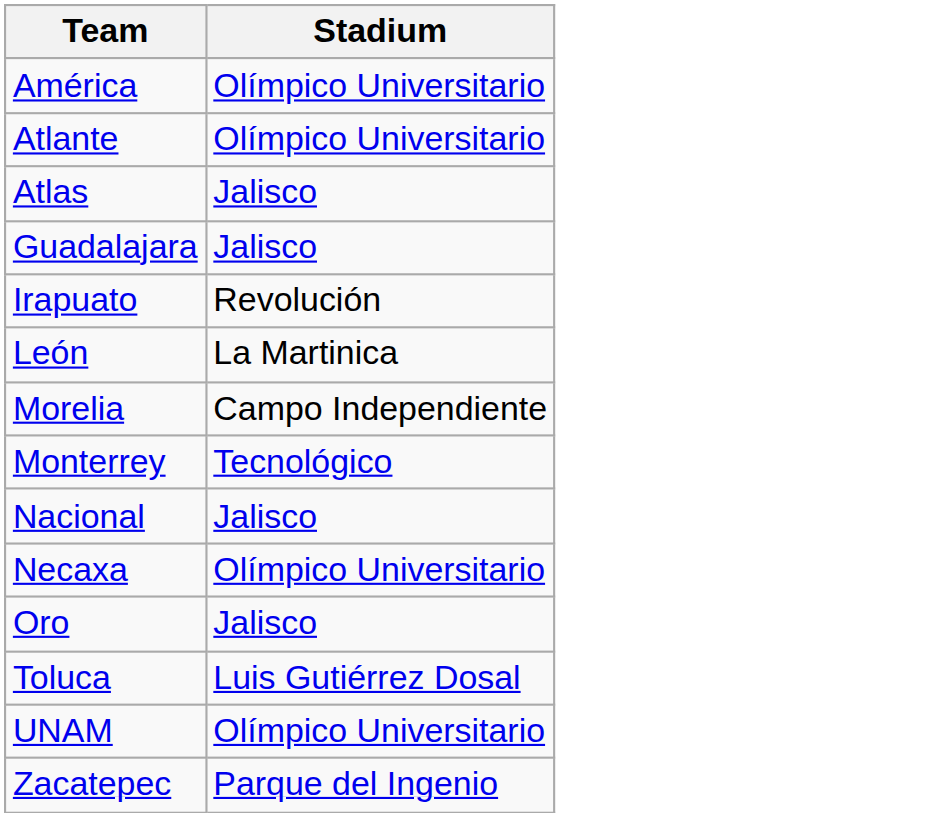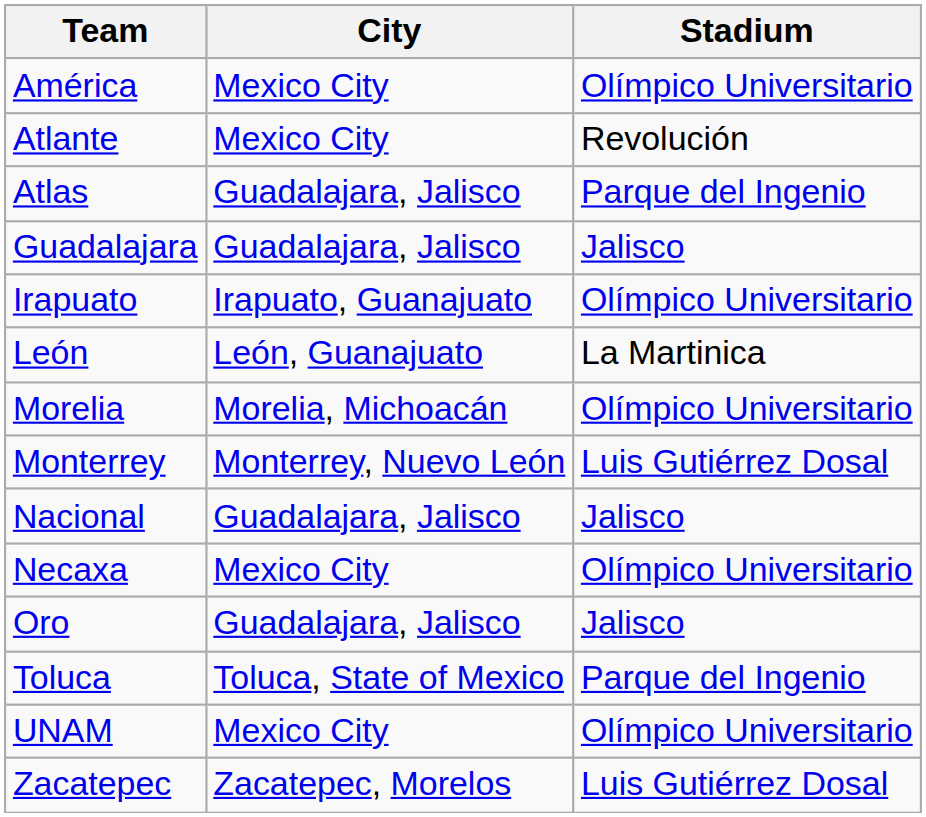+ column: (389, 31)
(379, 138) Olímpico Universitario -> (665, 138) Revolución
(265, 192) Jalisco -> (723, 192) Parque del Ingenio
(297, 300) Revolución -> (747, 300) Olímpico Universitario
(380, 407) Campo Independiente -> (747, 407) Olímpico Universitario
(303, 461) Tecnológico -> (735, 461) Luis Gutiérrez Dosal
(367, 676) Luis Gutiérrez Dosal -> (723, 676) Parque del Ingenio
(356, 784) Parque del Ingenio -> (735, 784) Luis Gutiérrez Dosal
